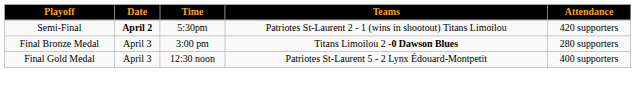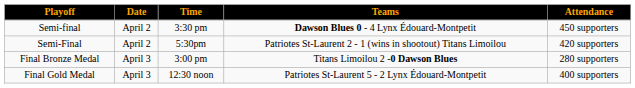+ row: (60, 28)
(137, 28) bold -> (137, 43) normal
